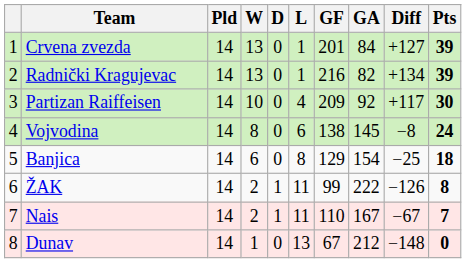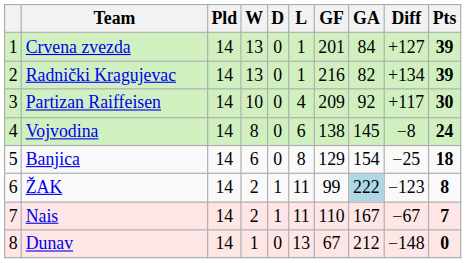(366, 187) no background -> (366, 187) lightblue background
(406, 187) −126 -> (406, 187) −123
